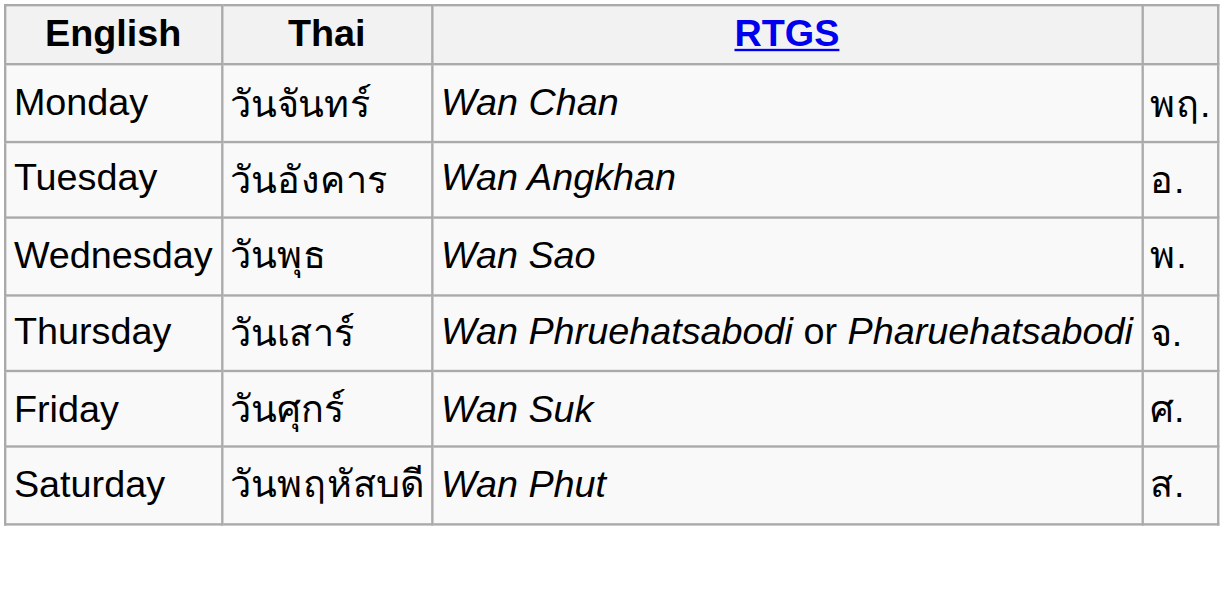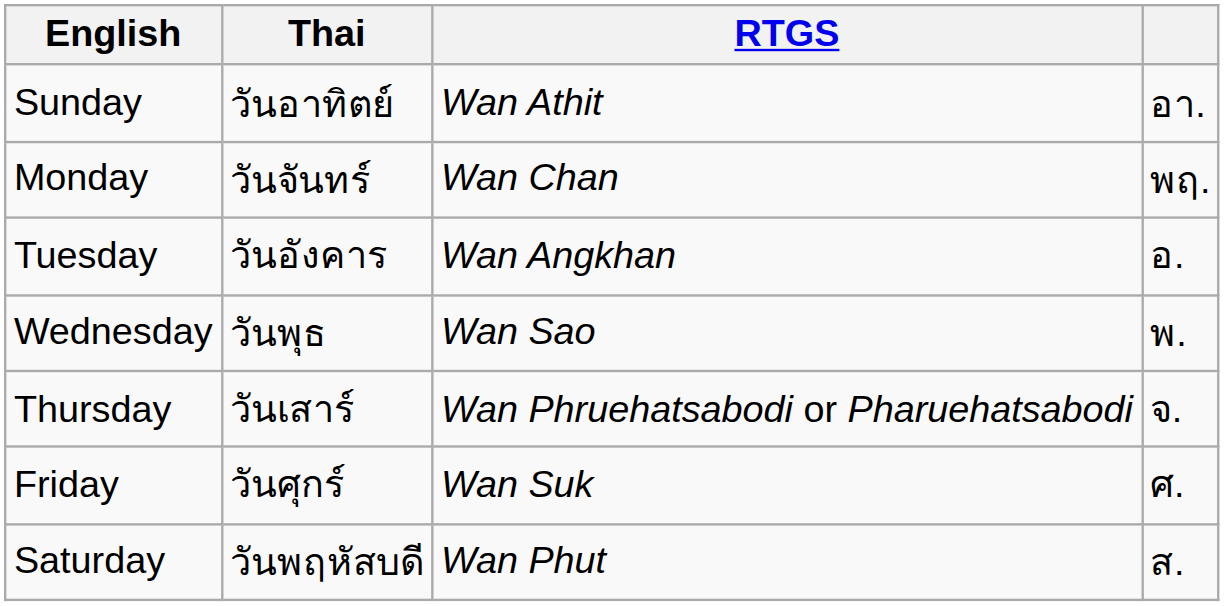+ row: (78, 102)
